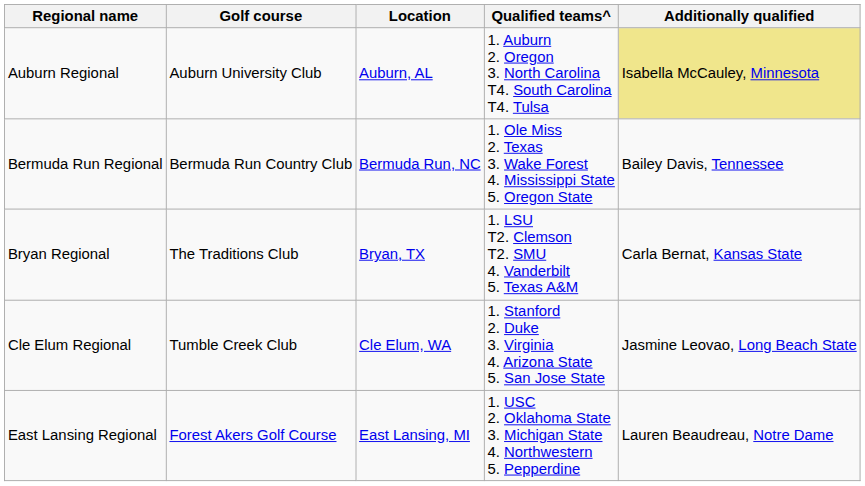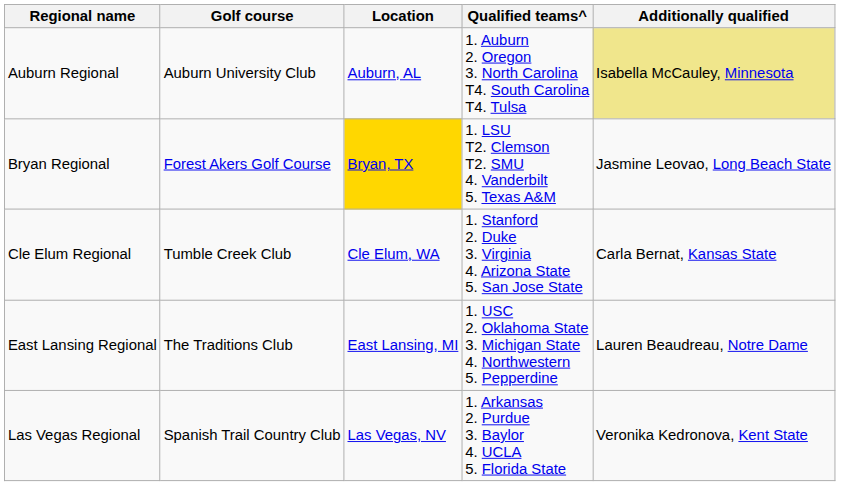- row: (85, 163)
(234, 254) The Traditions Club -> (247, 163) Forest Akers Golf Course
(392, 254) no background -> (380, 163) gold background
(712, 254) Carla Bernat, Kansas State -> (714, 163) Jasmine Leovao, Long Beach State
(739, 345) Jasmine Leovao, Long Beach State -> (686, 254) Carla Bernat, Kansas State
(253, 435) Forest Akers Golf Course -> (228, 345) The Traditions Club
+ row: (74, 435)
